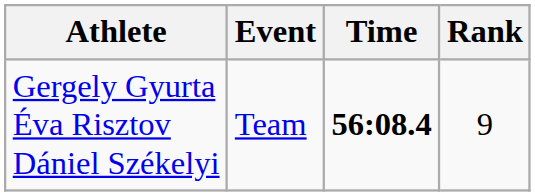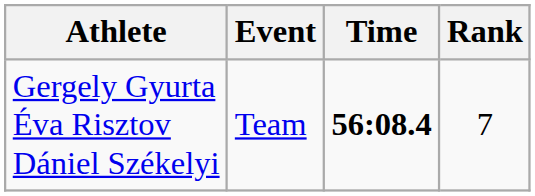(485, 123) 9 -> (485, 123) 7
